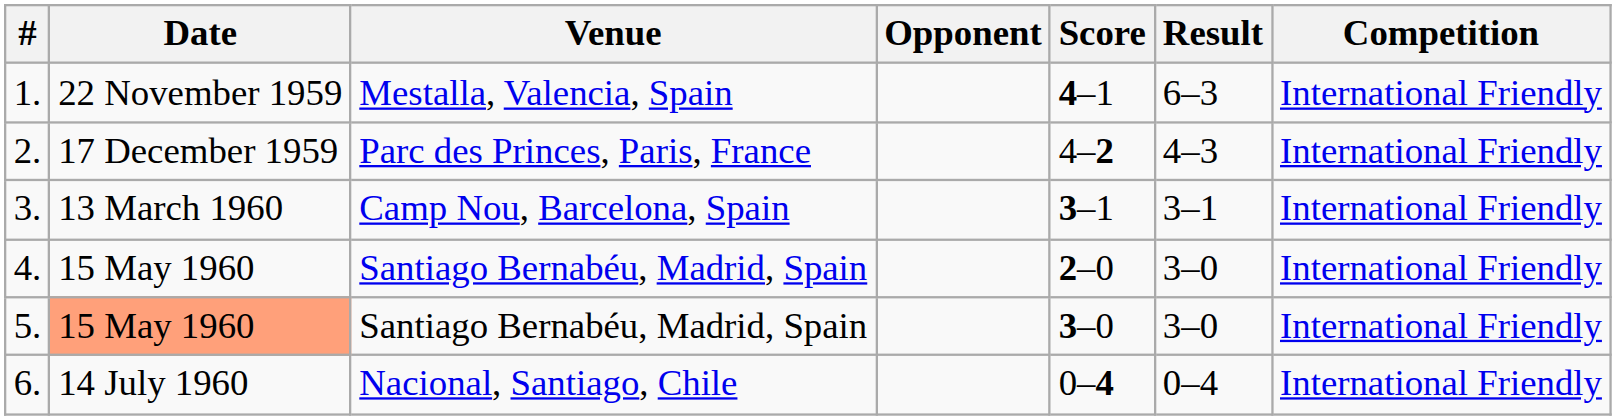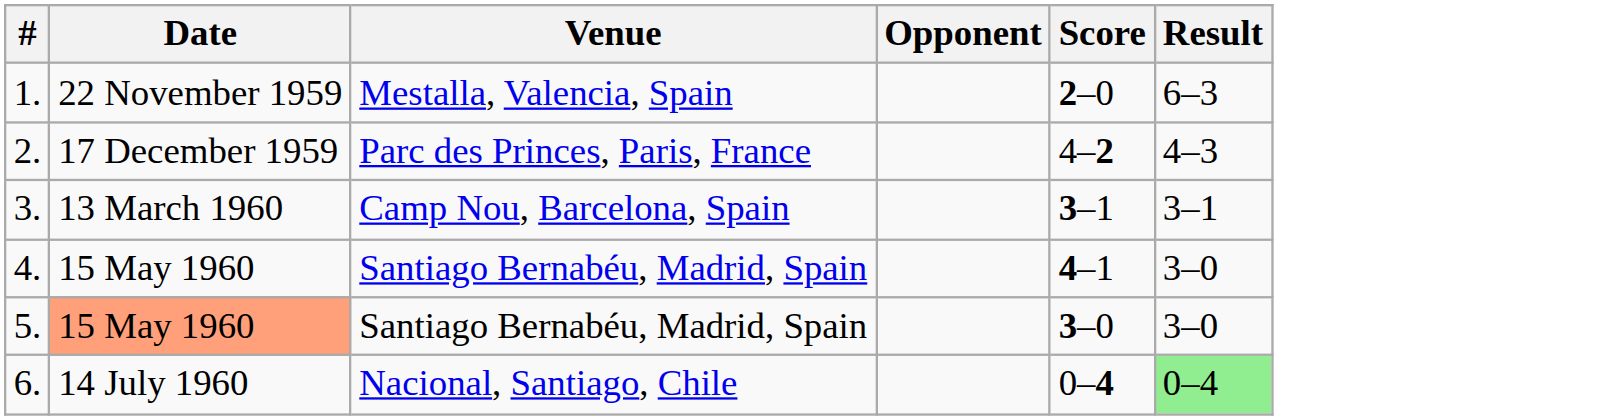- column: (1441, 33)
(1086, 92) 4–1 -> (1086, 92) 2–0
(1086, 267) 2–0 -> (1086, 267) 4–1
(1190, 383) no background -> (1190, 383) lightgreen background
